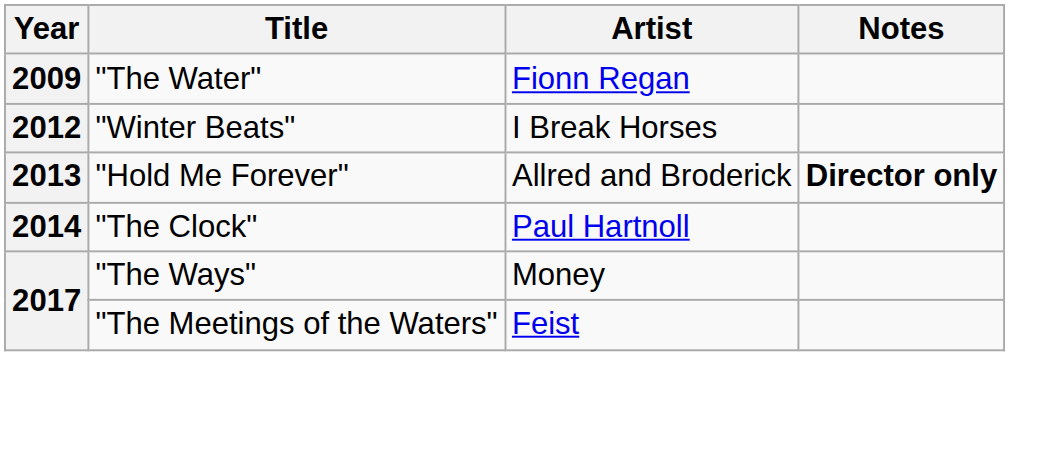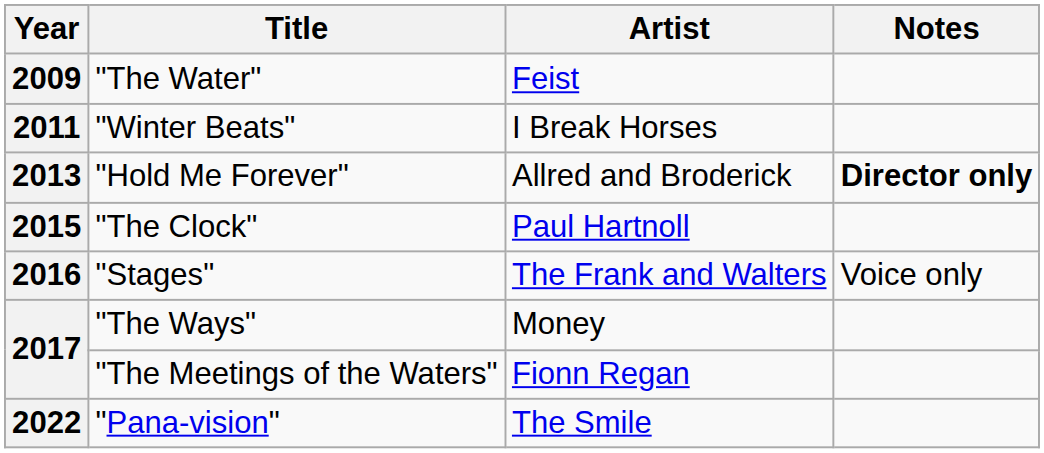(601, 78) Fionn Regan -> (546, 78) Feist
(47, 127) 2012 -> (47, 127) 2011
(47, 226) 2014 -> (47, 226) 2015
+ row: (155, 275)
(546, 324) Feist -> (601, 373) Fionn Regan
+ row: (188, 422)
